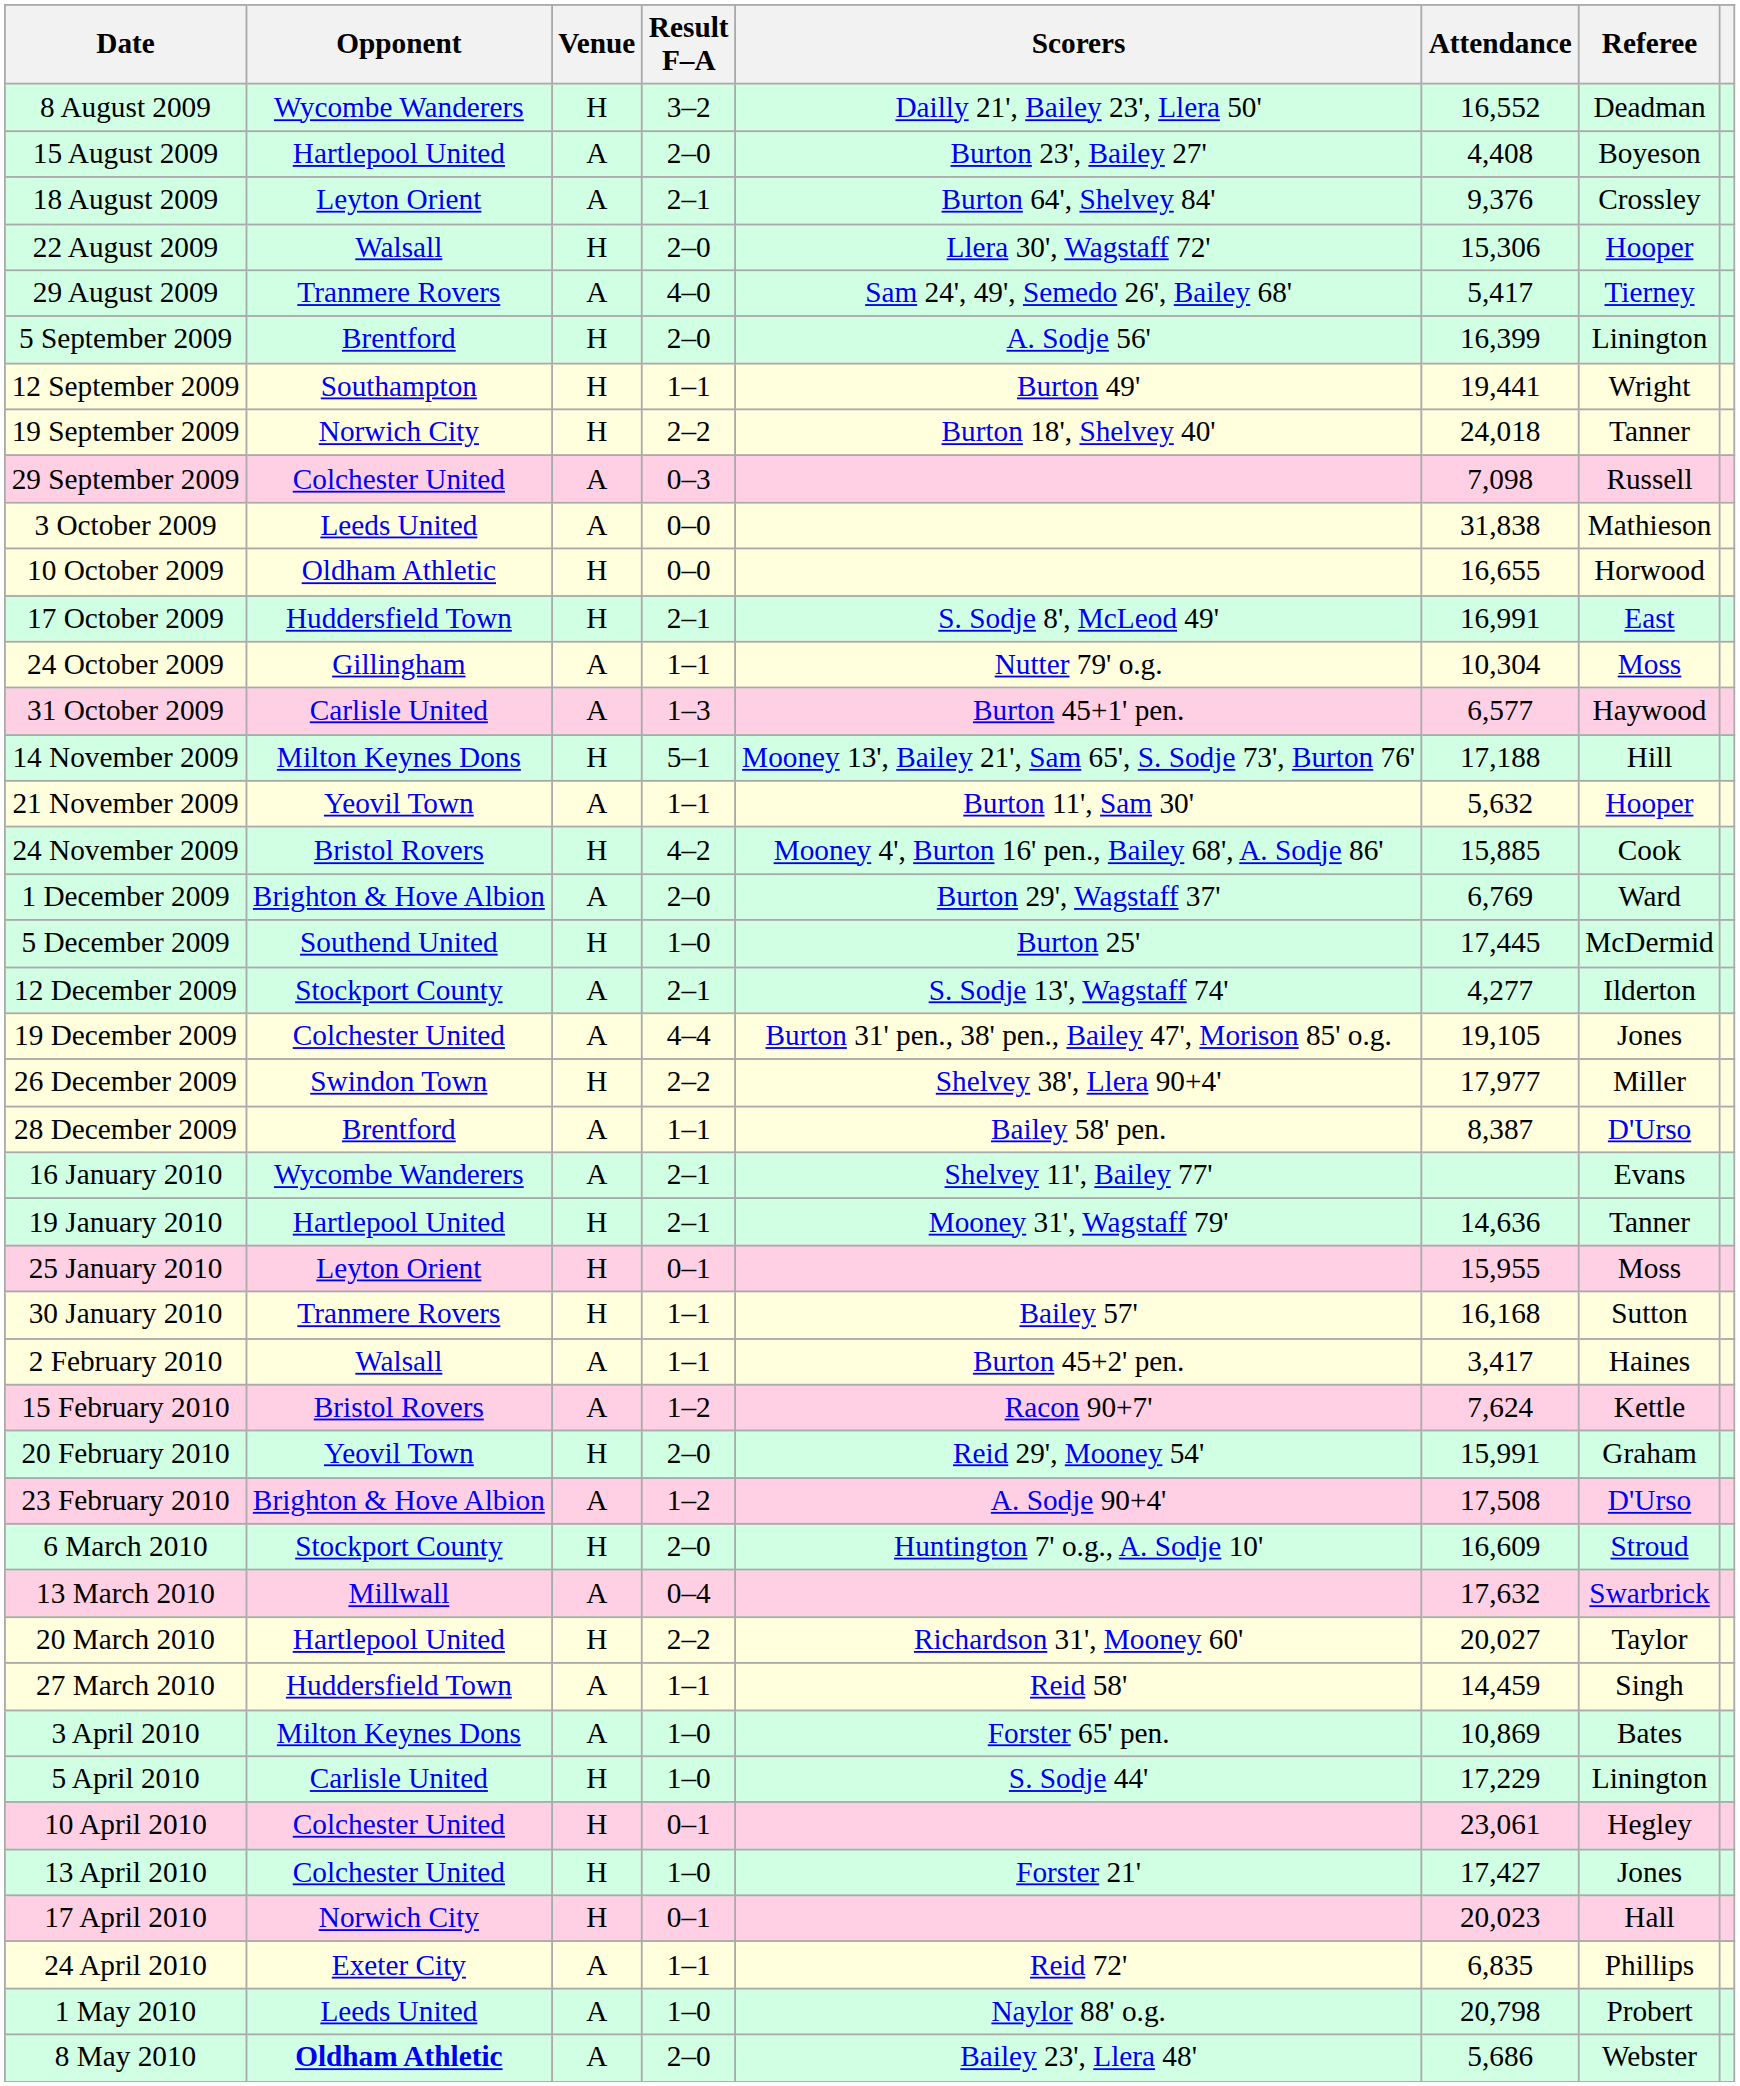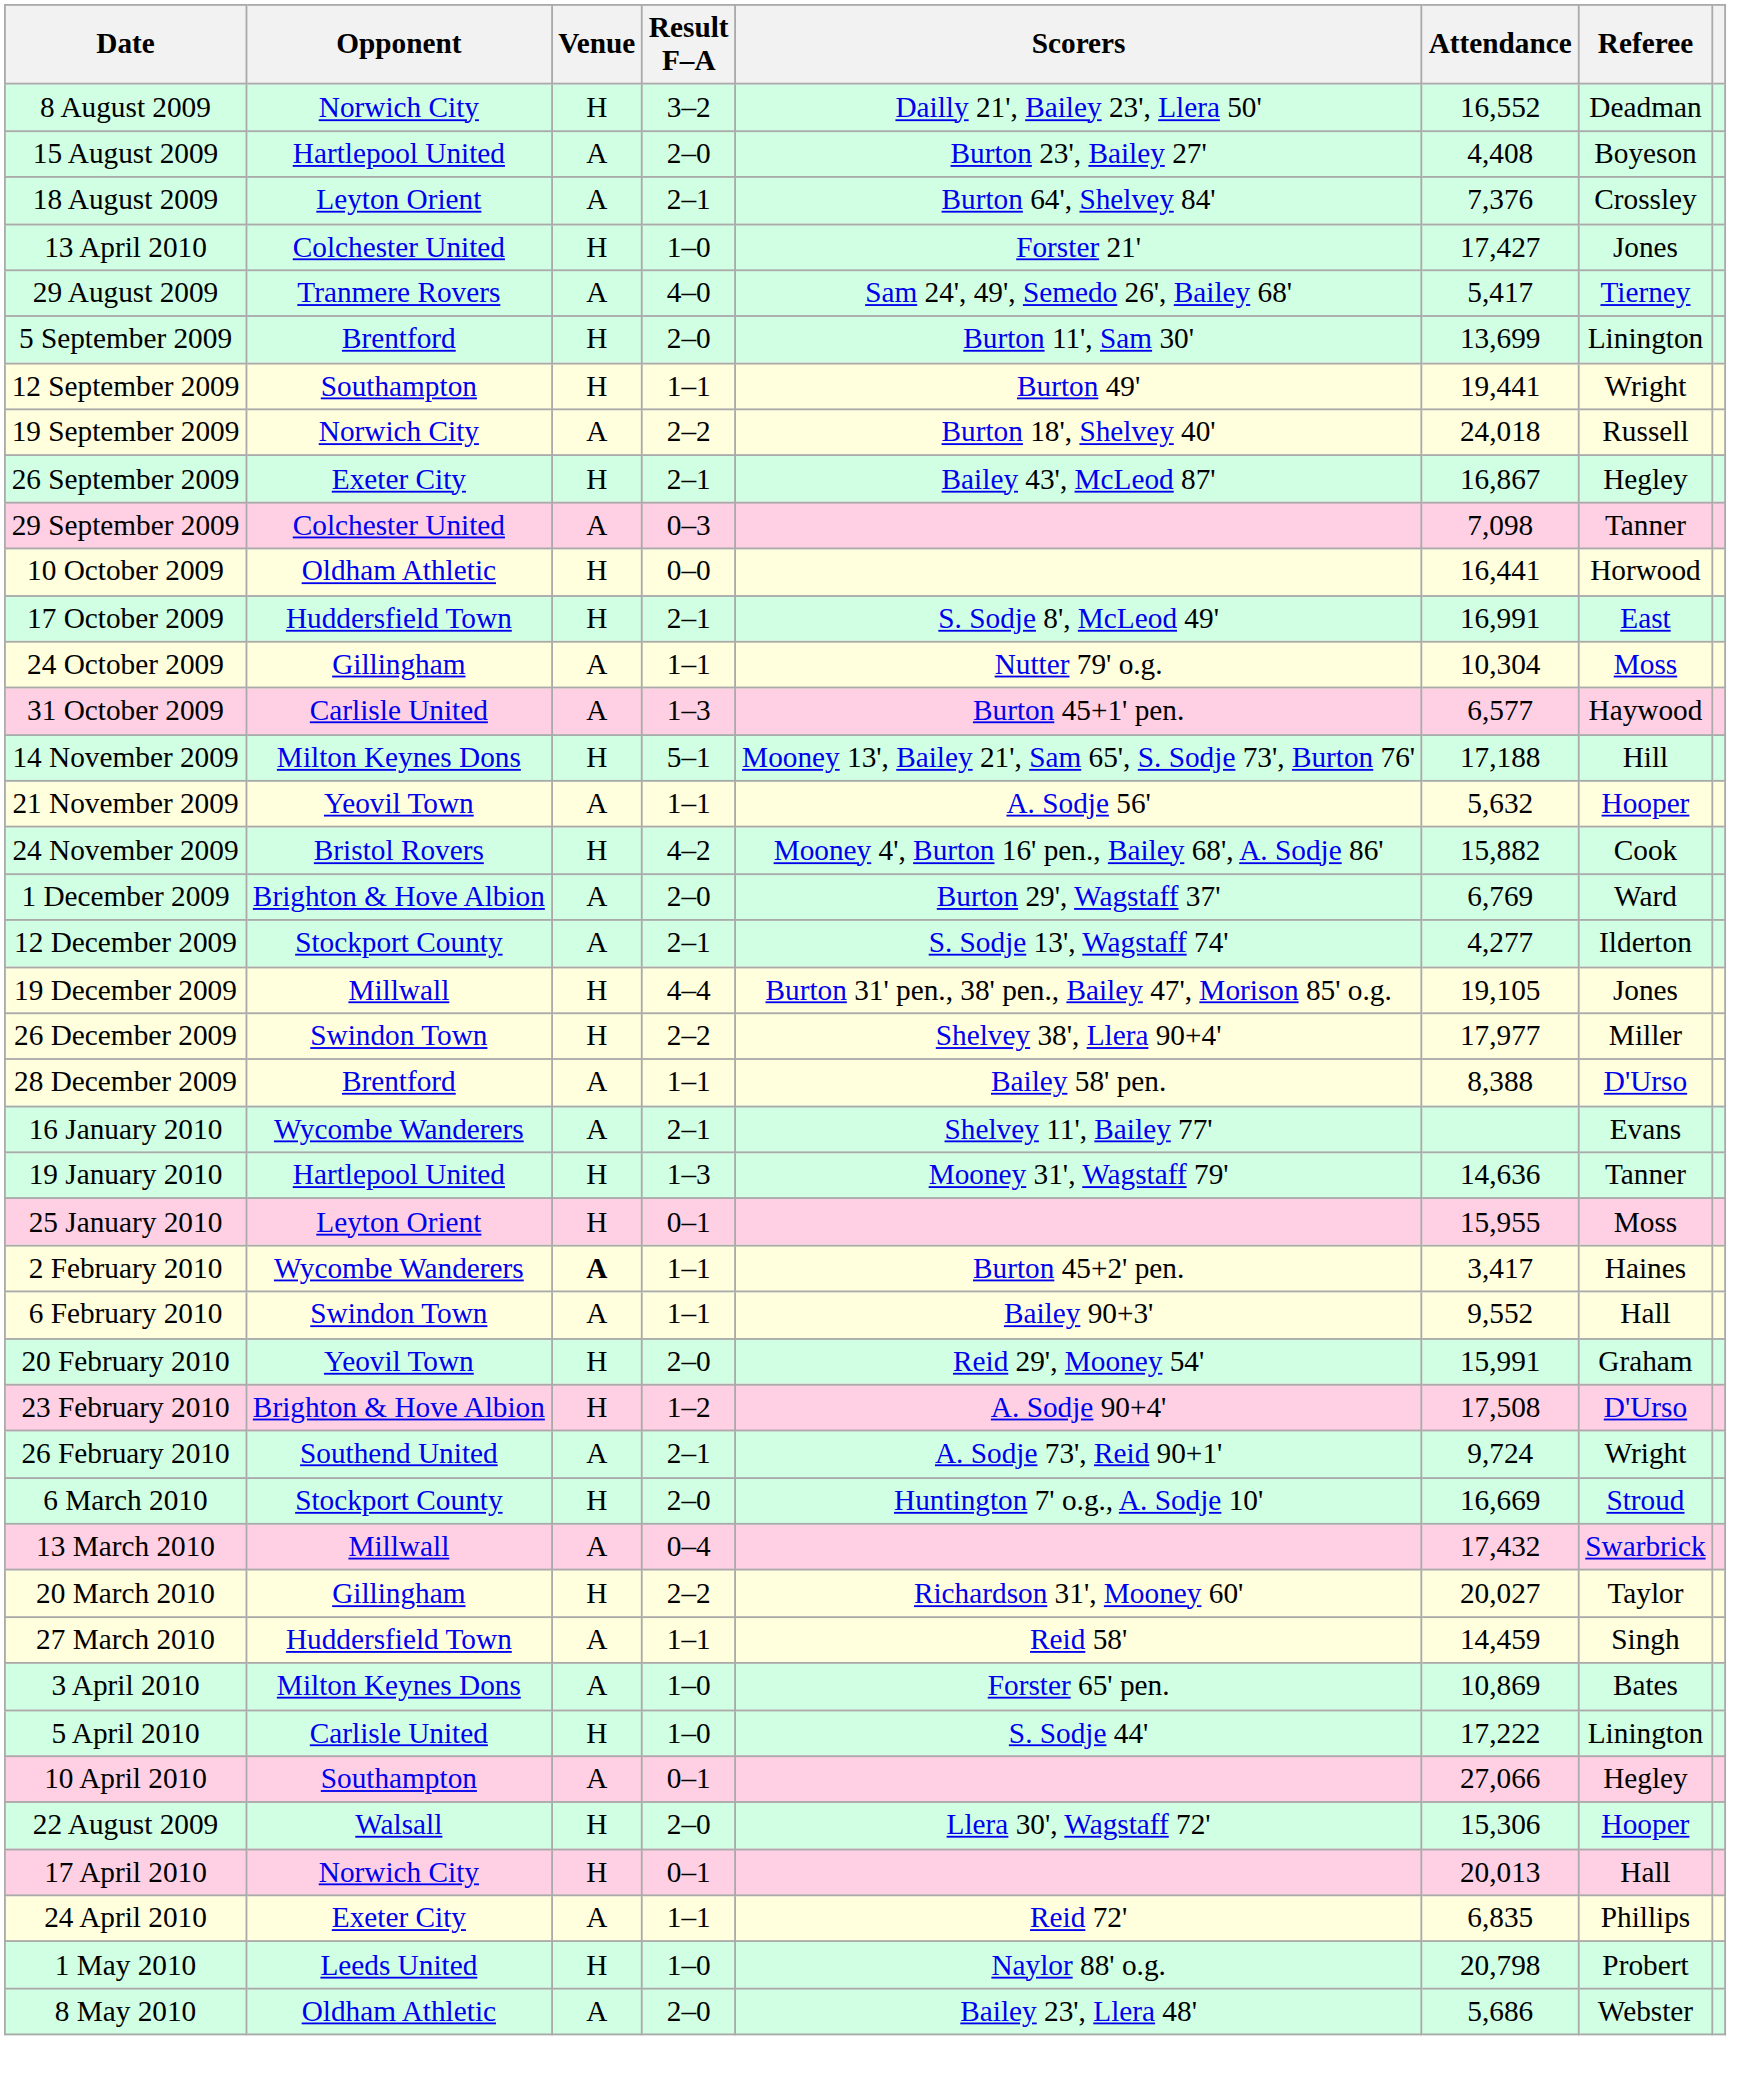(399, 107) Wycombe Wanderers -> (399, 107) Norwich City
(1500, 199) 9,376 -> (1500, 199) 7,376
rows swapped: (125, 246) <-> (126, 1871)
(1079, 339) A. Sodje 56' -> (1079, 339) Burton 11', Sam 30'
(1500, 339) 16,399 -> (1500, 339) 13,699
(597, 432) H -> (597, 432) A
(1650, 432) Tanner -> (1645, 432) Russell
+ row: (126, 478)
(1650, 478) Russell -> (1645, 525) Tanner
- row: (125, 525)
(1500, 571) 16,655 -> (1500, 571) 16,441
(1079, 803) Burton 11', Sam 30' -> (1079, 803) A. Sodje 56'
(1500, 850) 15,885 -> (1500, 850) 15,882
- row: (126, 942)
(399, 1035) Colchester United -> (399, 989) Millwall
(597, 1035) A -> (597, 989) H
(1500, 1128) 8,387 -> (1500, 1082) 8,388
(689, 1221) 2–1 -> (689, 1175) 1–3
- row: (126, 1314)
(399, 1360) Walsall -> (399, 1268) Wycombe Wanderers
(597, 1360) normal -> (597, 1268) bold
+ row: (126, 1314)
- row: (126, 1407)
(597, 1500) A -> (597, 1407) H
+ row: (126, 1453)
(1500, 1546) 16,609 -> (1500, 1500) 16,669
(1500, 1593) 17,632 -> (1500, 1546) 17,432
(399, 1639) Hartlepool United -> (399, 1593) Gillingham
(1500, 1778) 17,229 -> (1500, 1732) 17,222
(399, 1825) Colchester United -> (399, 1778) Southampton
(597, 1825) H -> (597, 1778) A
(1500, 1825) 23,061 -> (1500, 1778) 27,066
(1500, 1918) 20,023 -> (1500, 1871) 20,013
(597, 2010) A -> (597, 1964) H
(399, 2057) bold -> (399, 2010) normal
